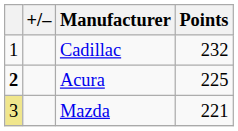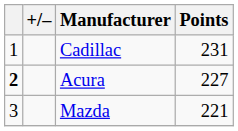(215, 50) 232 -> (215, 50) 231
(215, 80) 225 -> (215, 80) 227
(13, 110) khaki background -> (13, 110) no background
